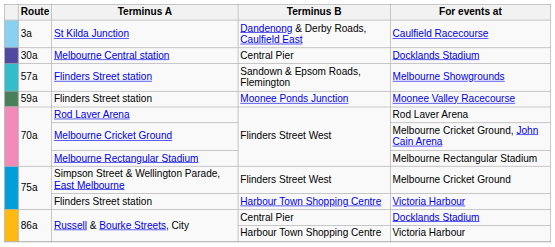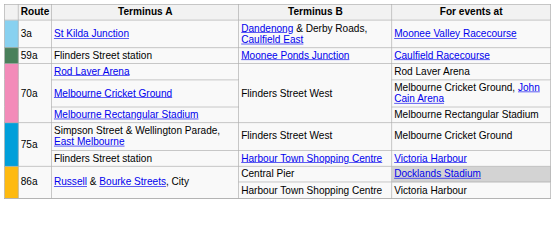(440, 34) Caulfield Racecourse -> (455, 34) Moonee Valley Racecourse
- row: (112, 55)
- row: (103, 77)
(454, 99) Moonee Valley Racecourse -> (442, 55) Caulfield Racecourse
(436, 217) no background -> (438, 174) lightgrey background
